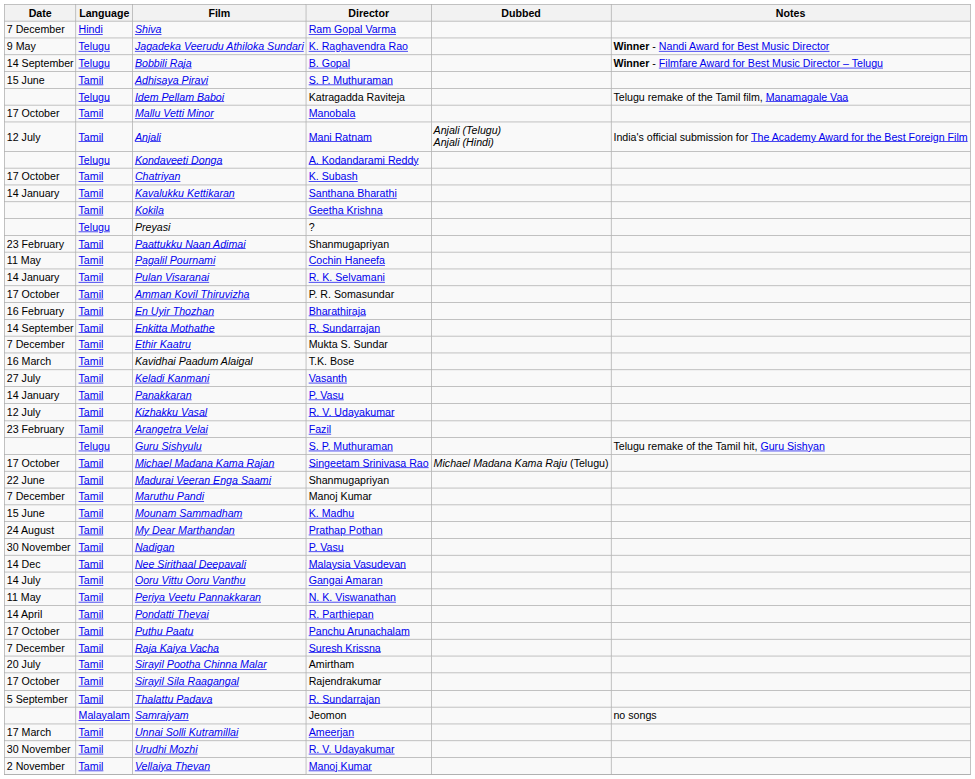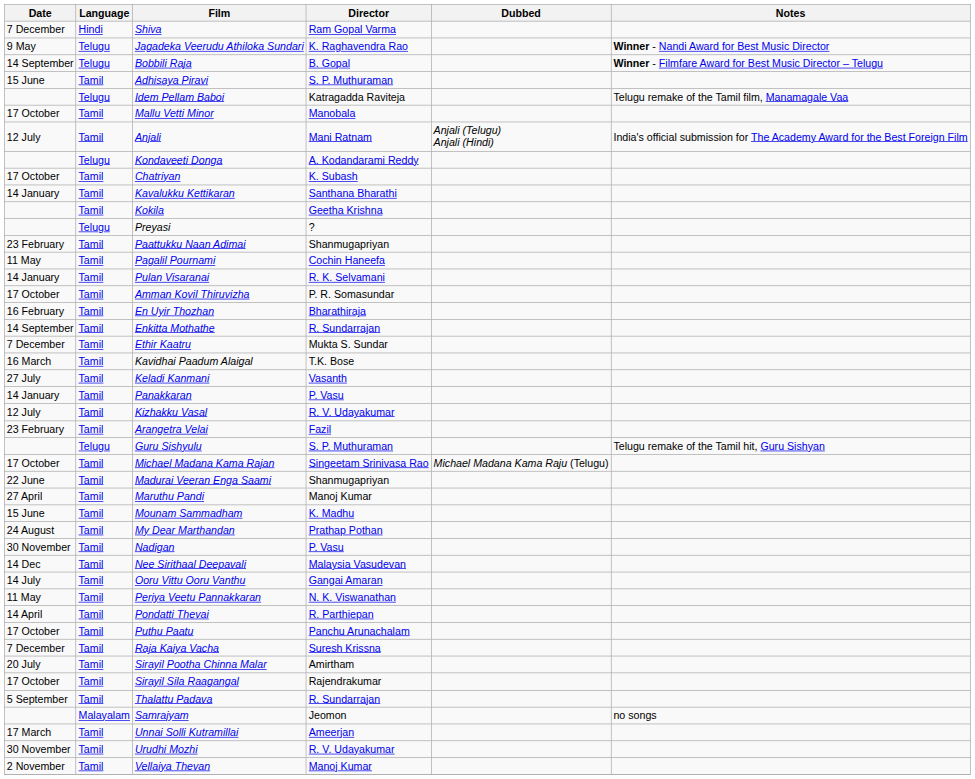(36, 496) 7 December -> (25, 496) 27 April
